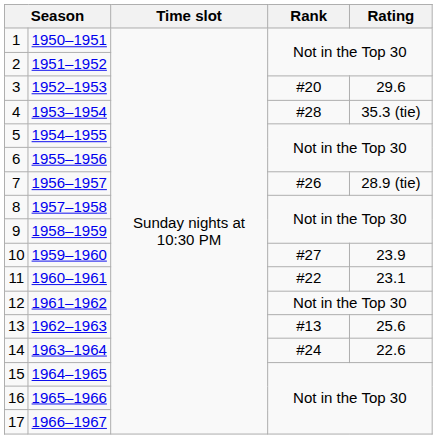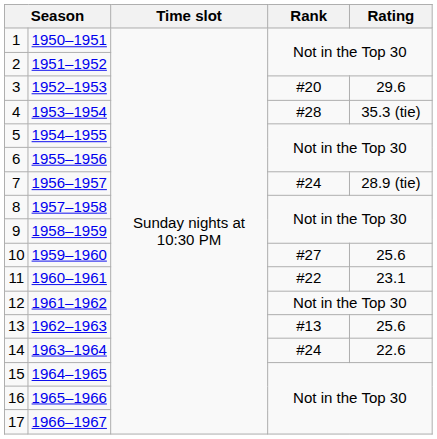(309, 183) #26 -> (309, 183) #24
(391, 254) 23.9 -> (391, 254) 25.6
